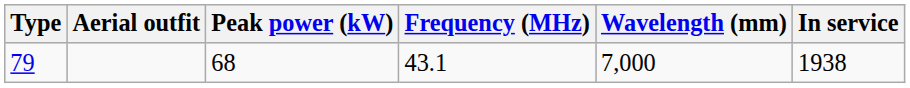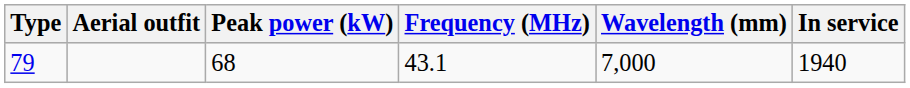(822, 62) 1938 -> (822, 62) 1940
